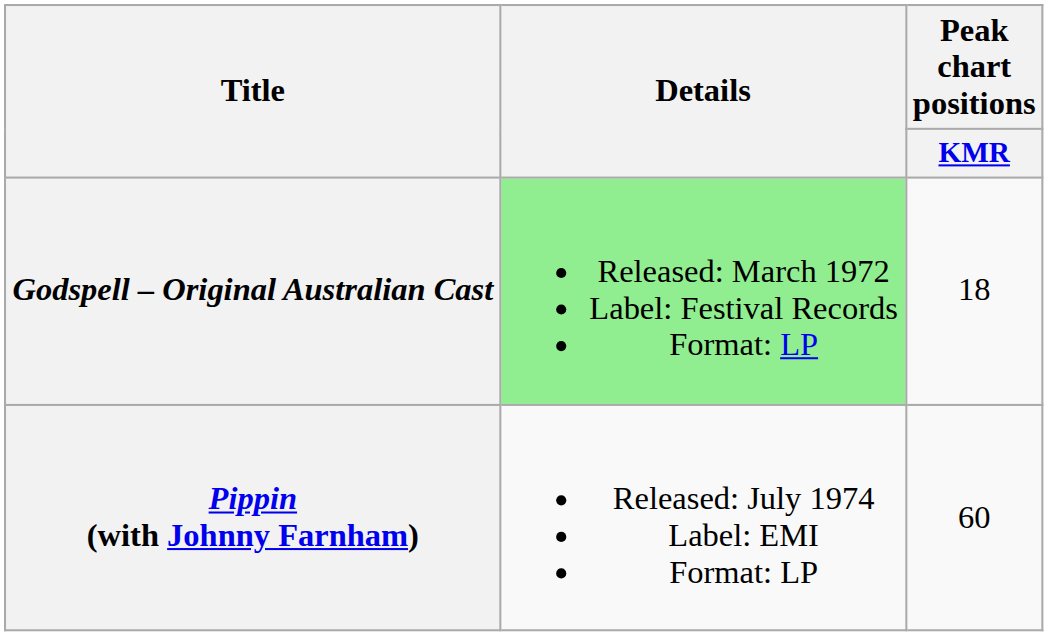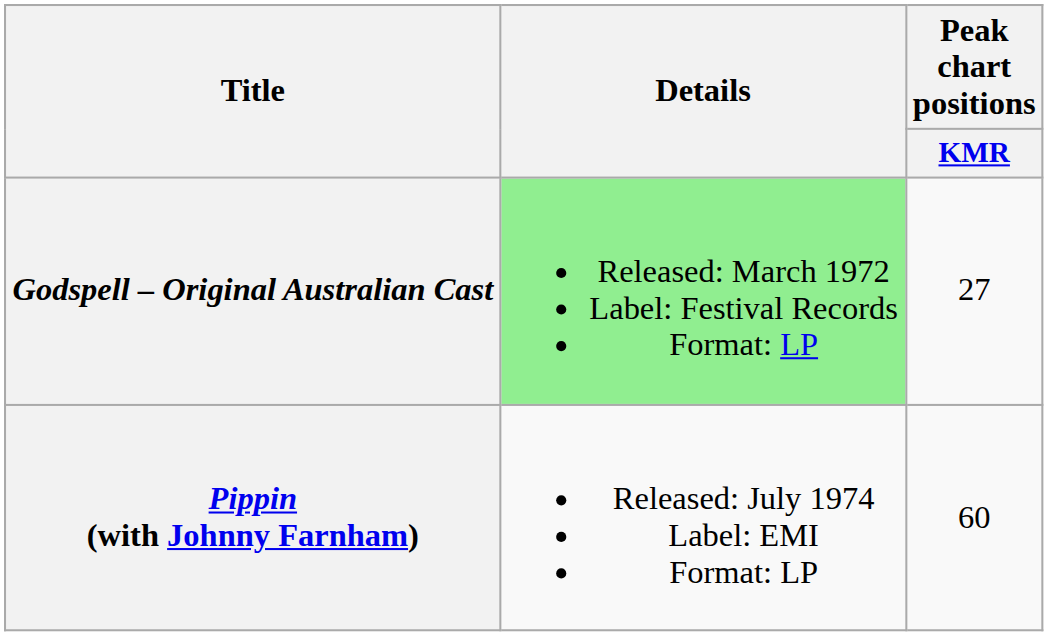(974, 290) 18 -> (974, 290) 27
